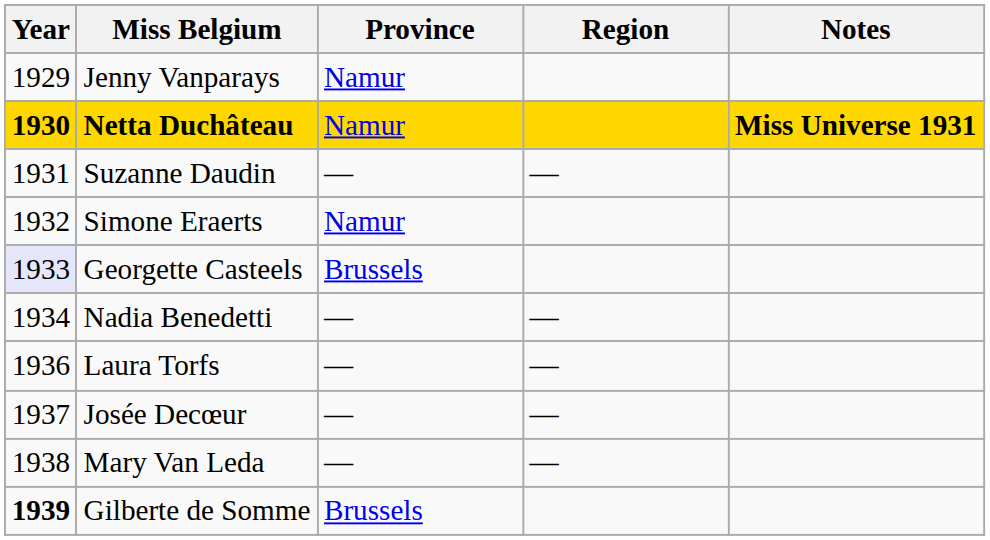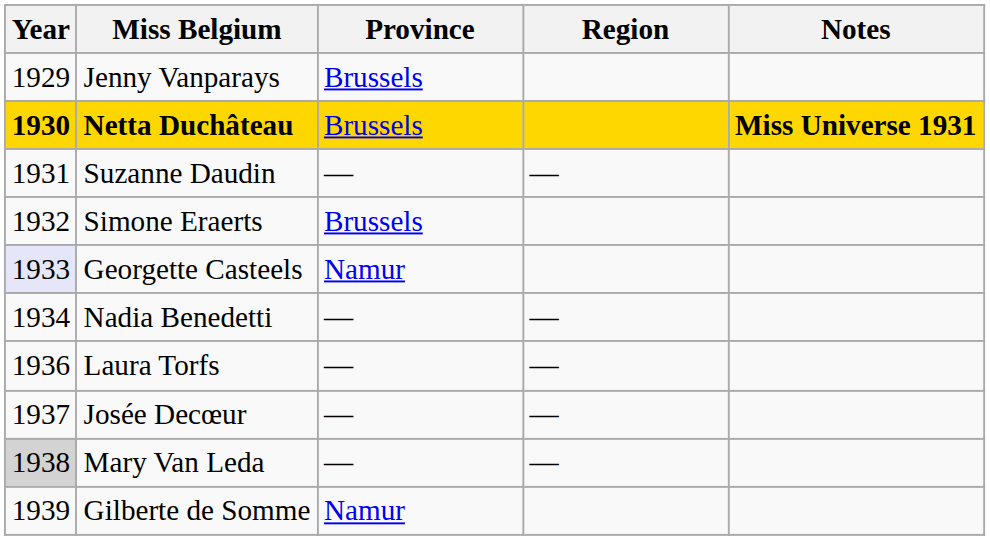(364, 76) Namur -> (373, 76) Brussels
(364, 124) Namur -> (373, 124) Brussels
(364, 221) Namur -> (373, 221) Brussels
(373, 269) Brussels -> (364, 269) Namur
(41, 461) no background -> (41, 461) lightgrey background
(41, 509) bold -> (41, 509) normal
(373, 509) Brussels -> (364, 509) Namur
